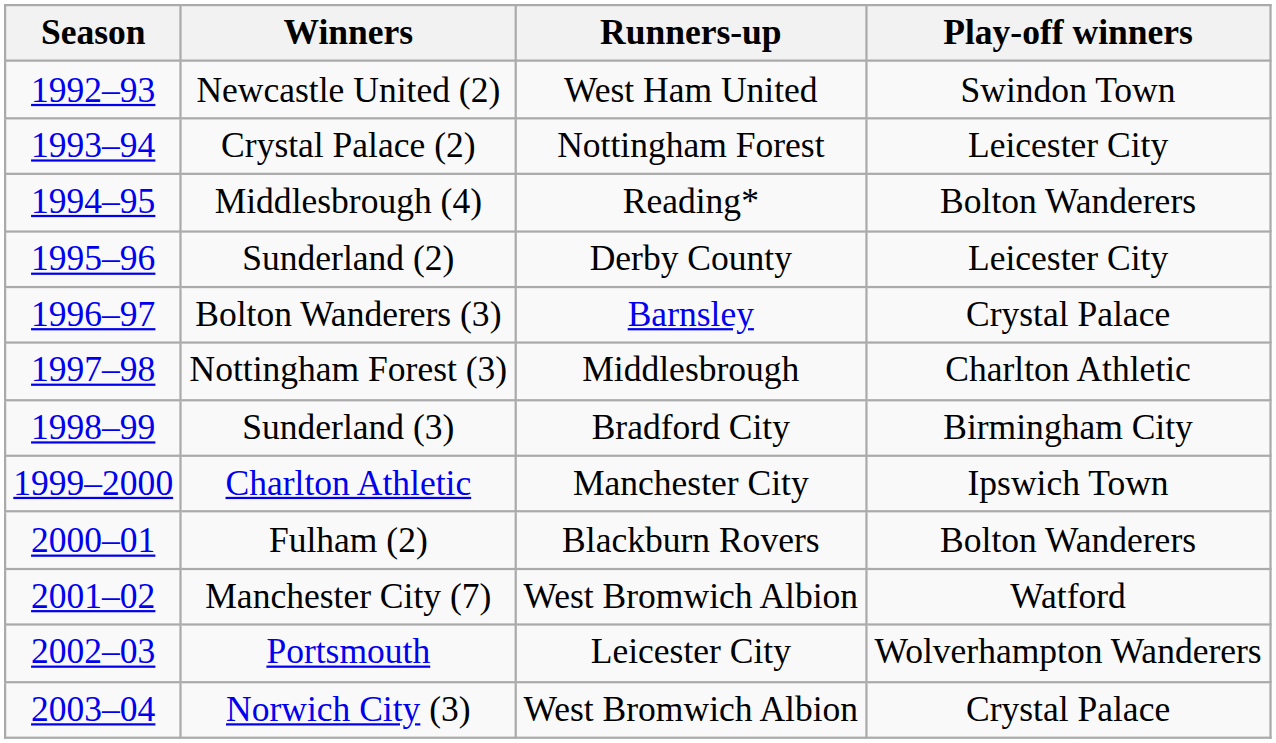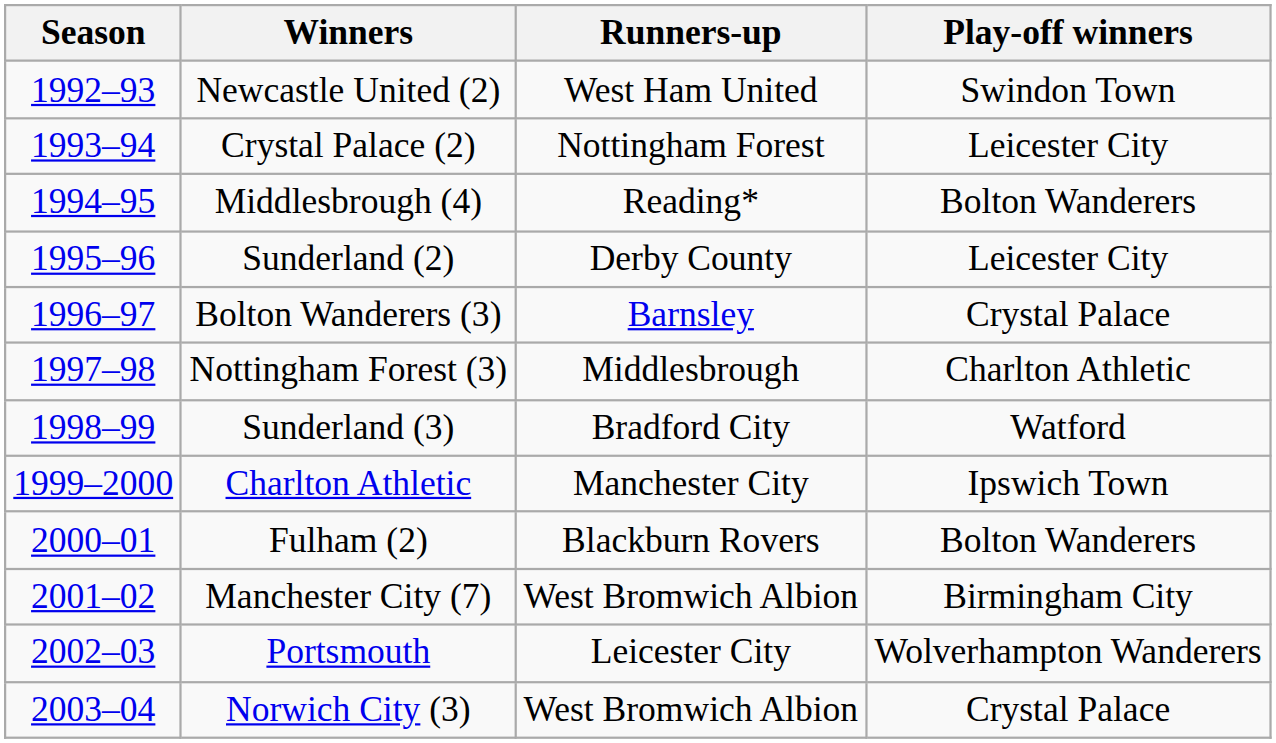(1068, 426) Birmingham City -> (1068, 426) Watford
(1068, 595) Watford -> (1068, 595) Birmingham City
